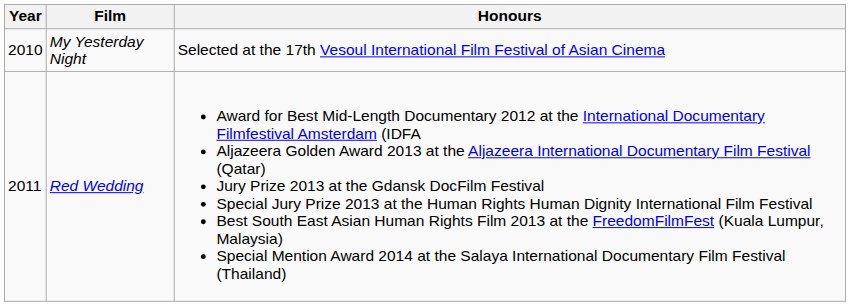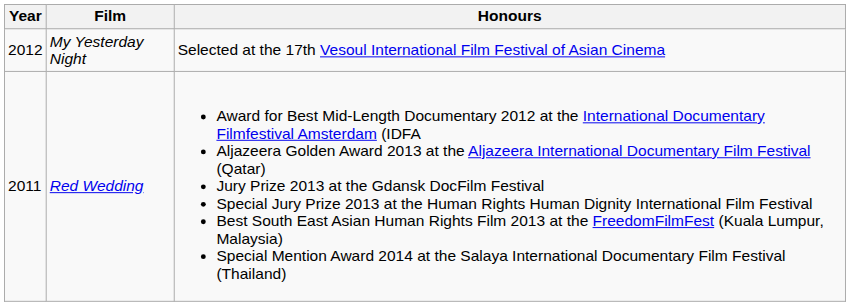(25, 50) 2010 -> (25, 50) 2012
